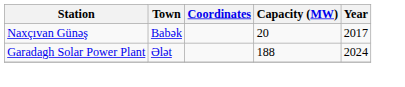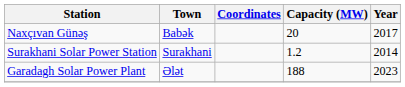+ row: (82, 52)
(356, 52) 2024 -> (386, 71) 2023
